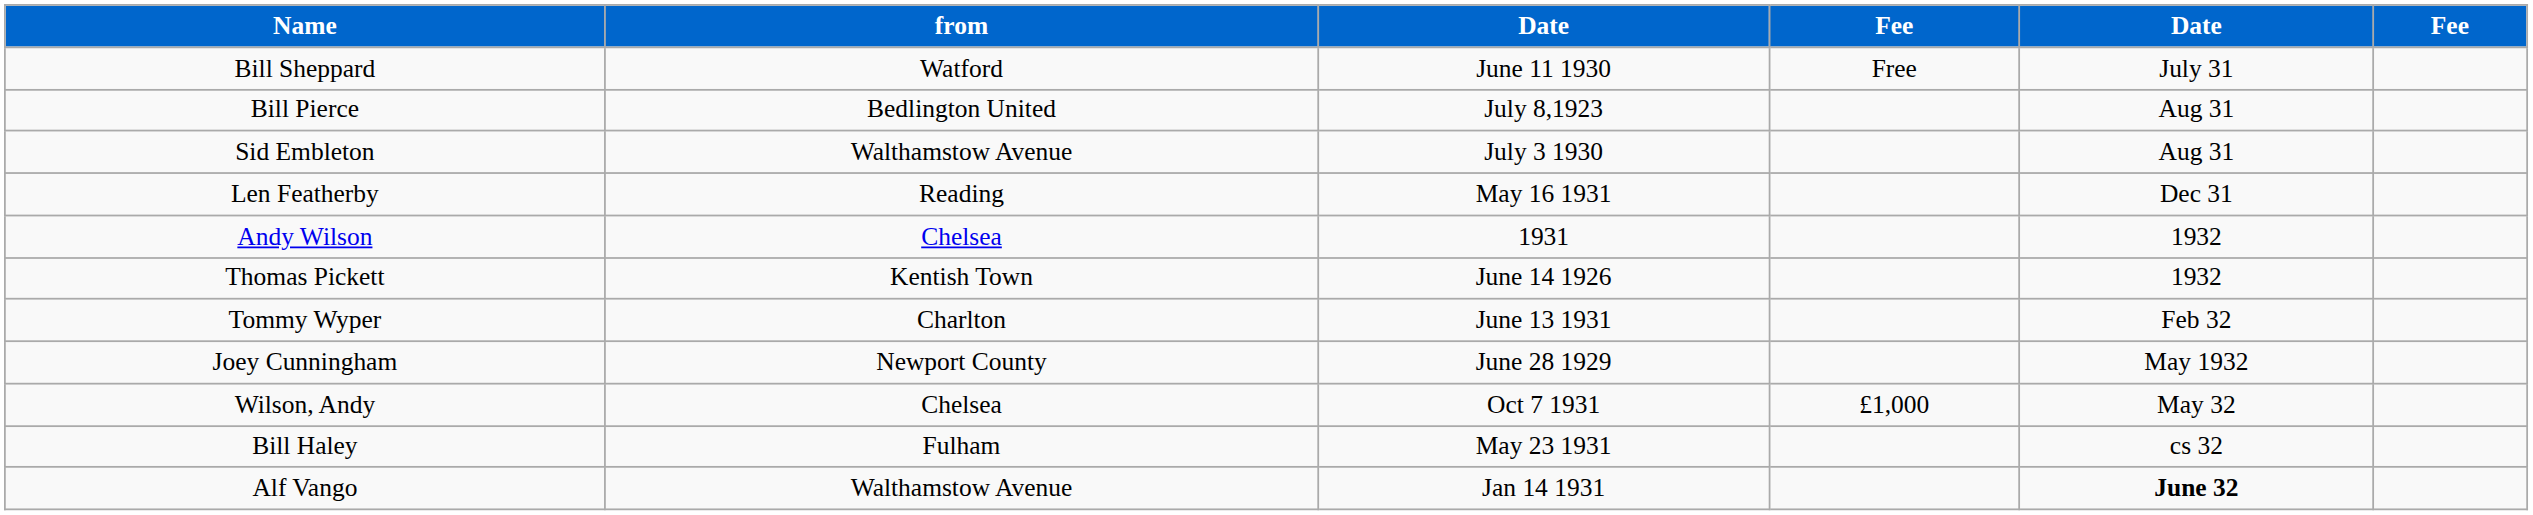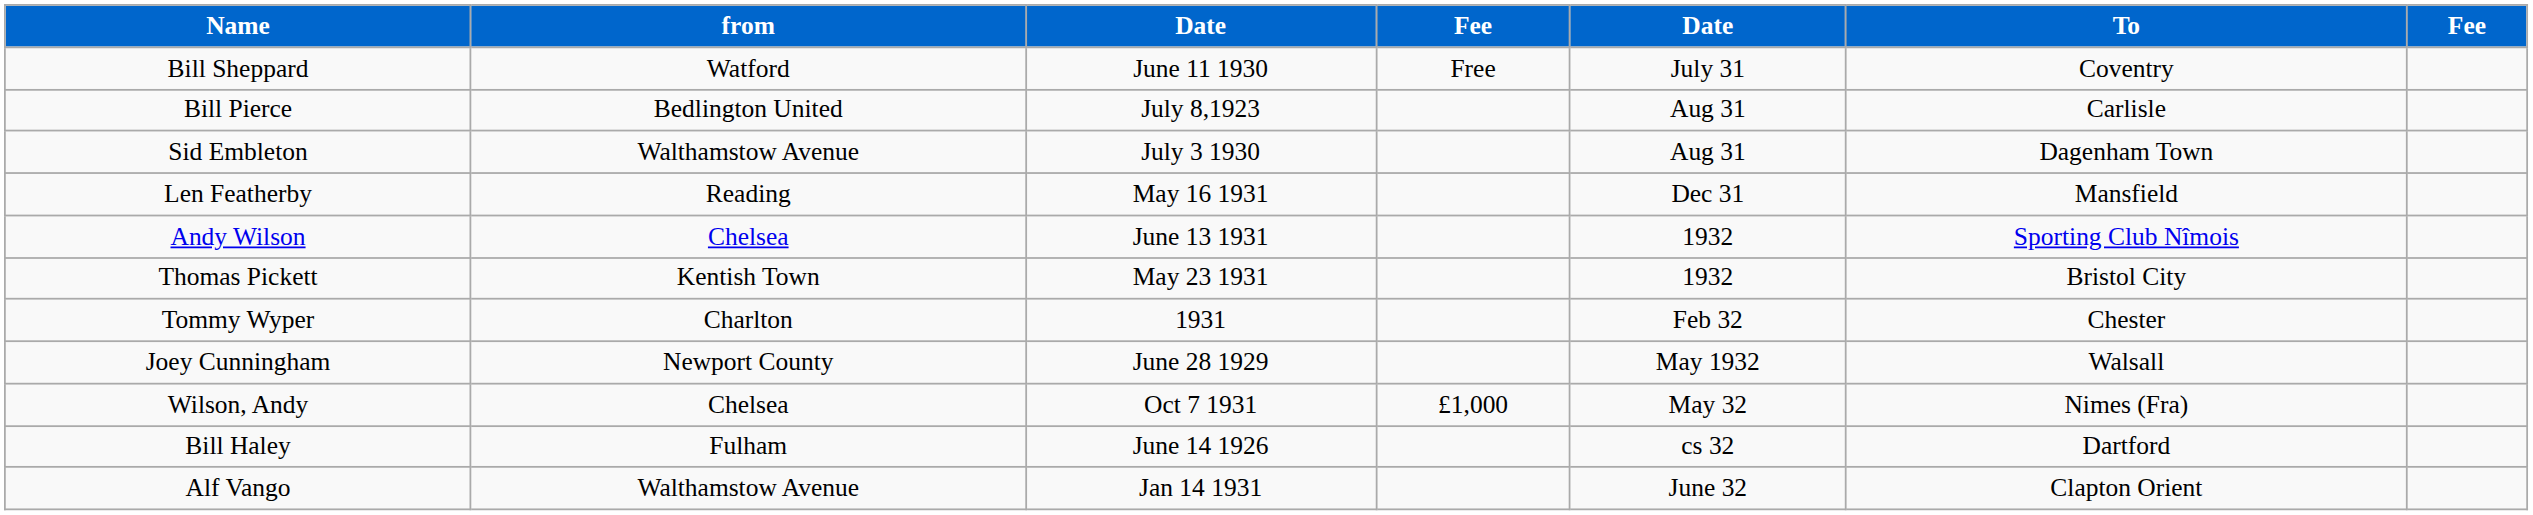+ column: (2126, 25)
(1544, 236) 1931 -> (1201, 236) June 13 1931
(1544, 278) June 14 1926 -> (1201, 278) May 23 1931
(1544, 320) June 13 1931 -> (1201, 320) 1931
(1544, 446) May 23 1931 -> (1201, 446) June 14 1926
(2196, 488) bold -> (1708, 488) normal
